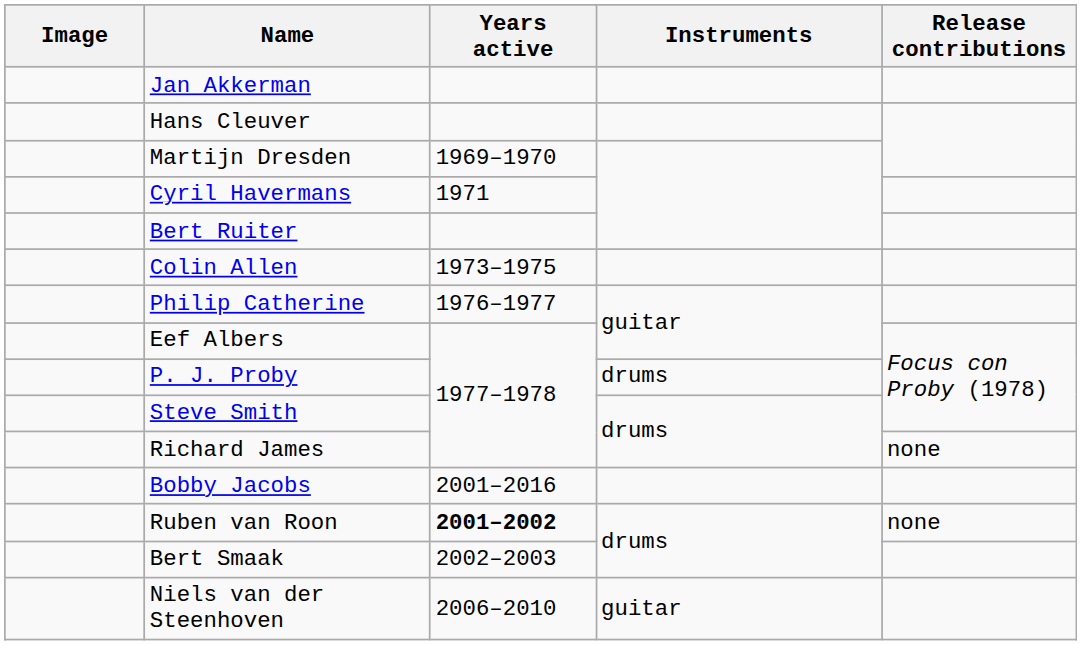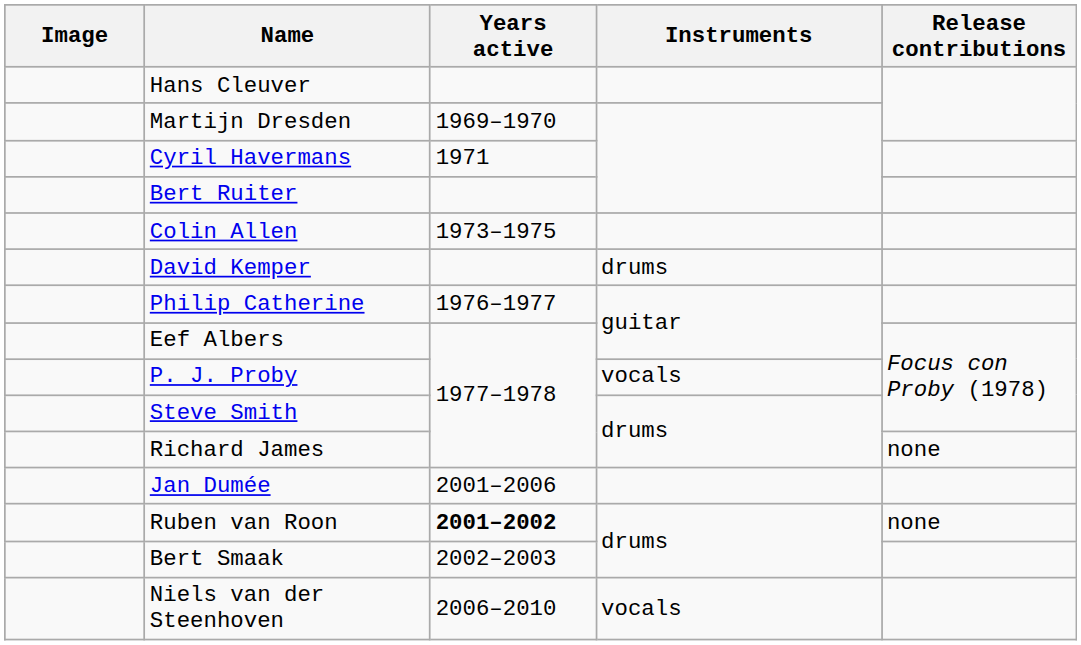- row: (230, 85)
+ row: (230, 268)
(635, 377) drums -> (641, 377) vocals
- row: (230, 486)
+ row: (210, 486)
(641, 608) guitar -> (641, 608) vocals
